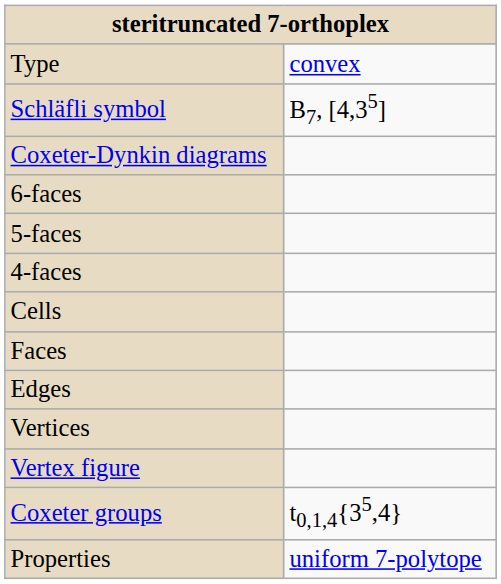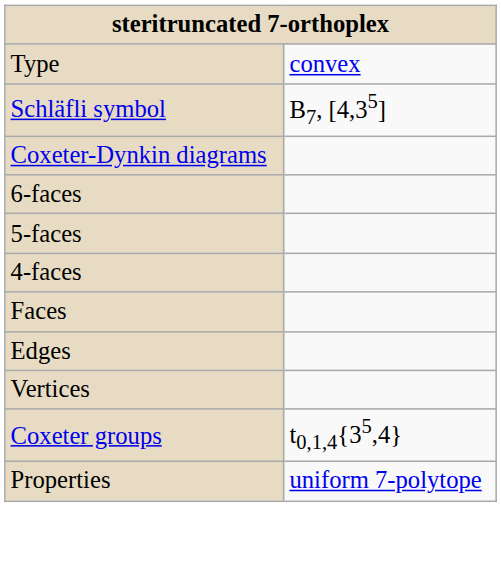- row: (36, 311)
- row: (75, 467)
